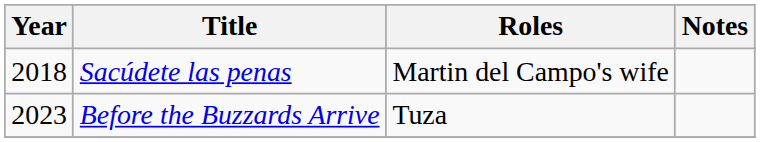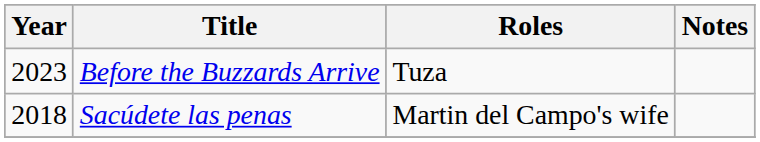rows swapped: (186, 70) <-> (230, 114)
